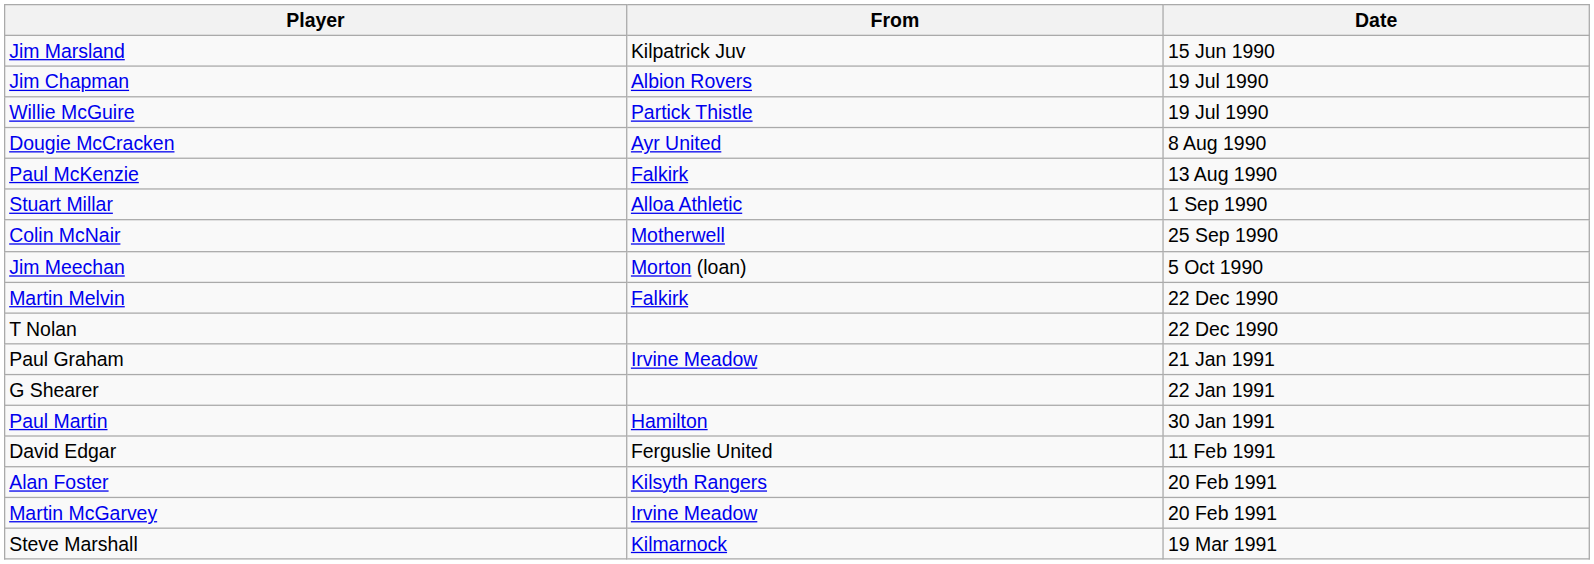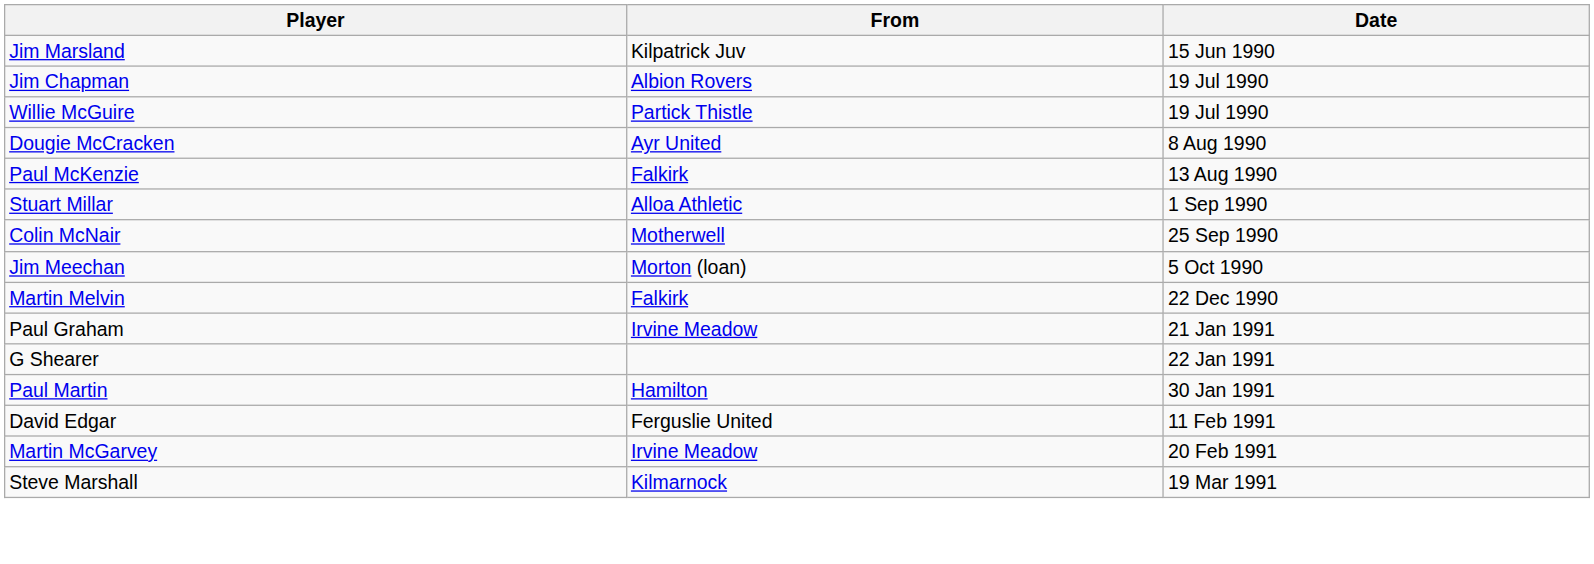- row: (43, 328)
- row: (59, 482)
